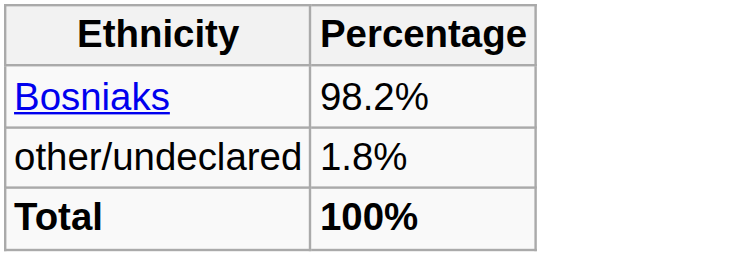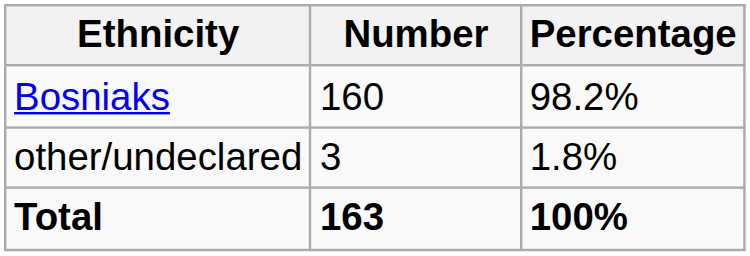+ column: (416, 34)
